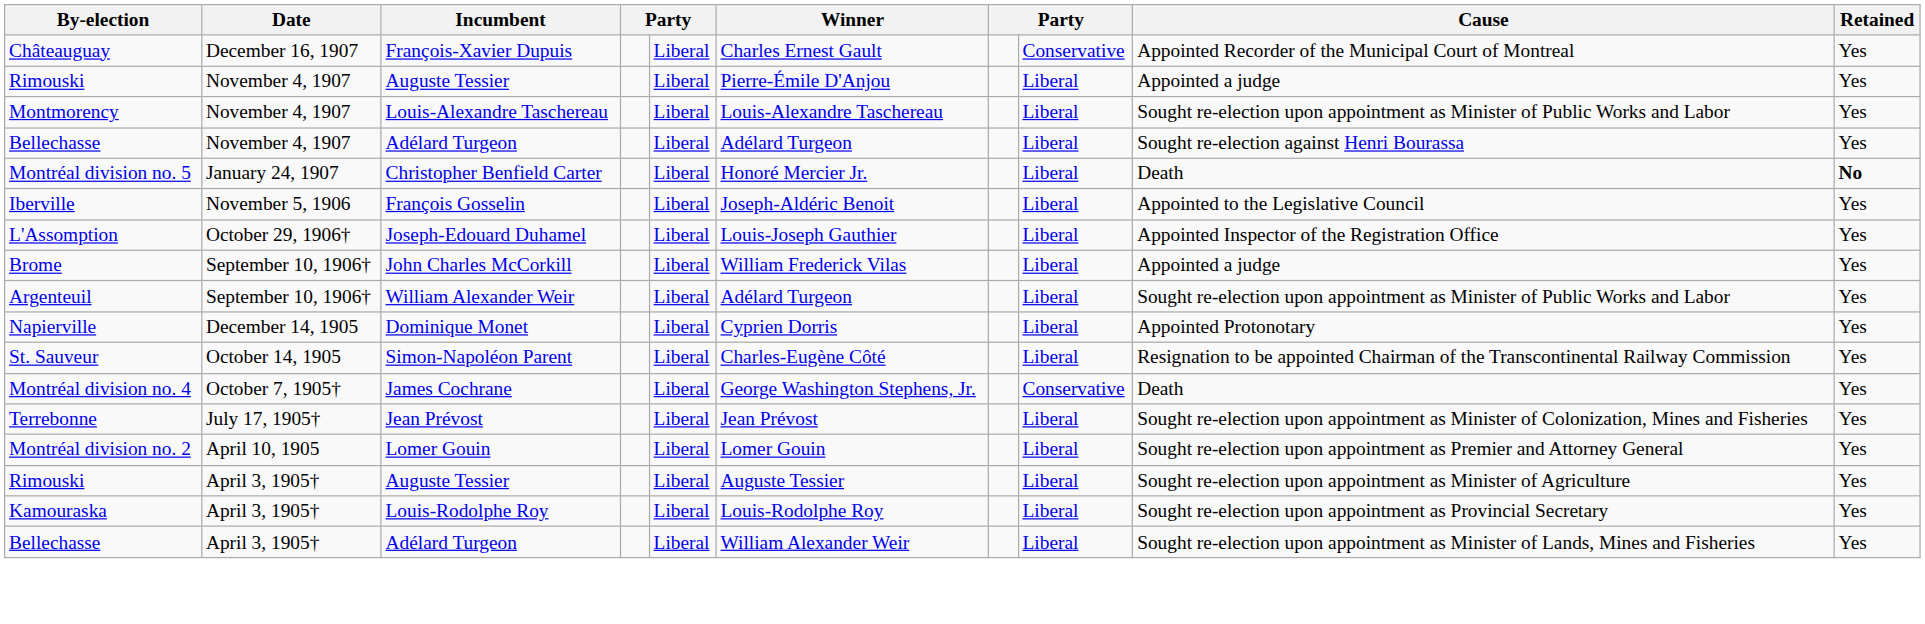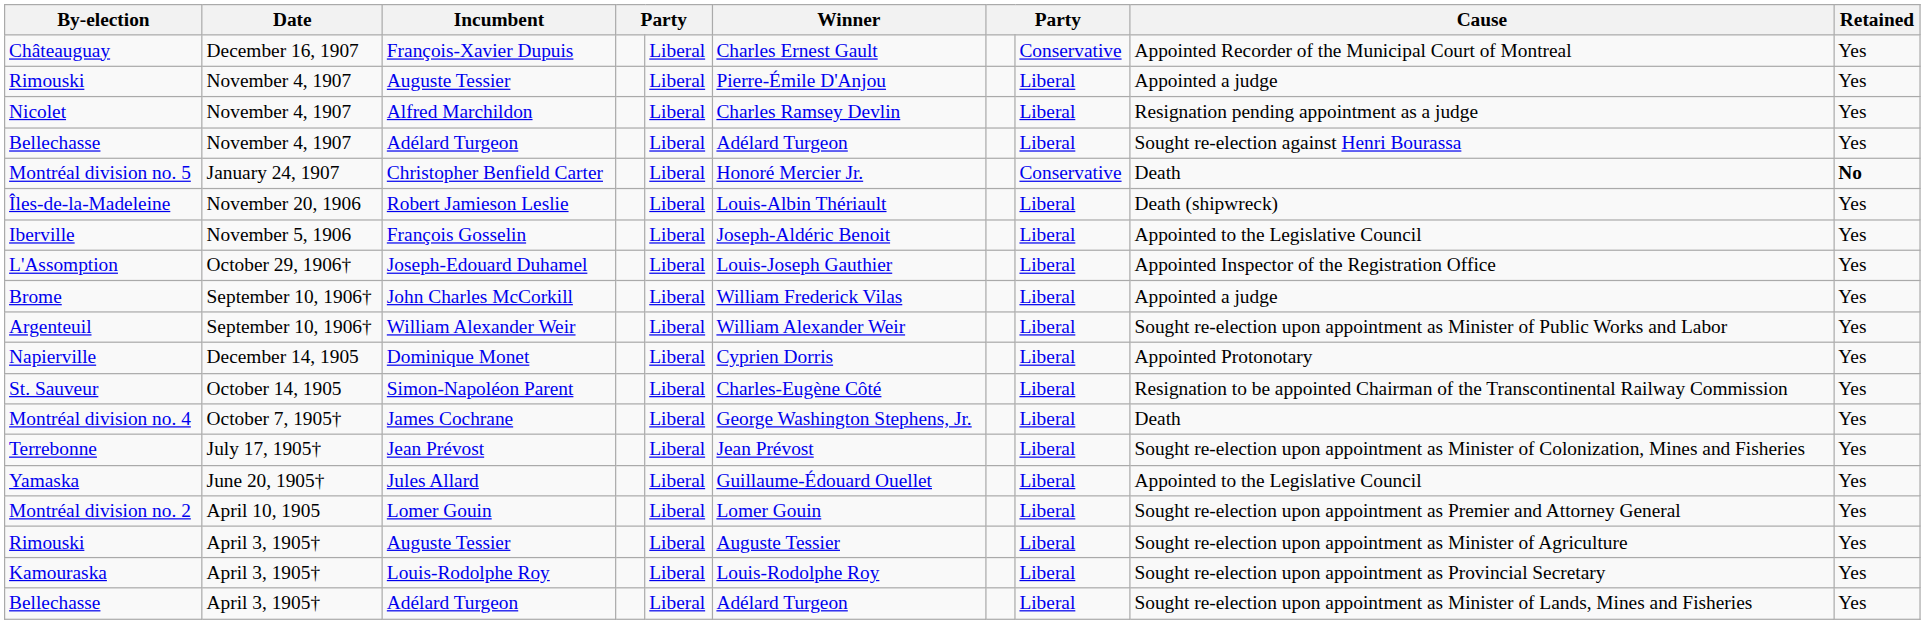+ row: (38, 111)
- row: (64, 111)
(1050, 173) Liberal -> (1070, 173) Conservative
+ row: (90, 204)
(786, 296) Adélard Turgeon -> (811, 326) William Alexander Weir
(1074, 388) Conservative -> (1047, 419) Liberal
+ row: (44, 480)
(815, 541) William Alexander Weir -> (782, 603) Adélard Turgeon
